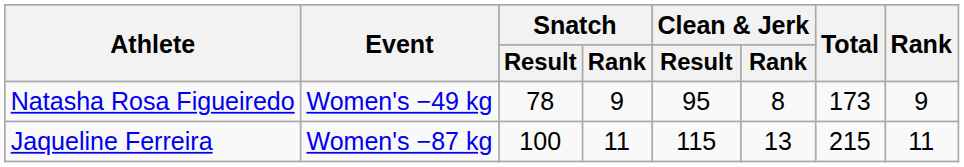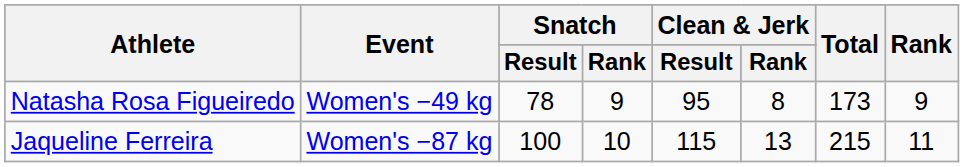(617, 142) 11 -> (617, 142) 10
